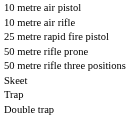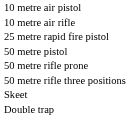+ row: (36, 51)
- row: (14, 95)
